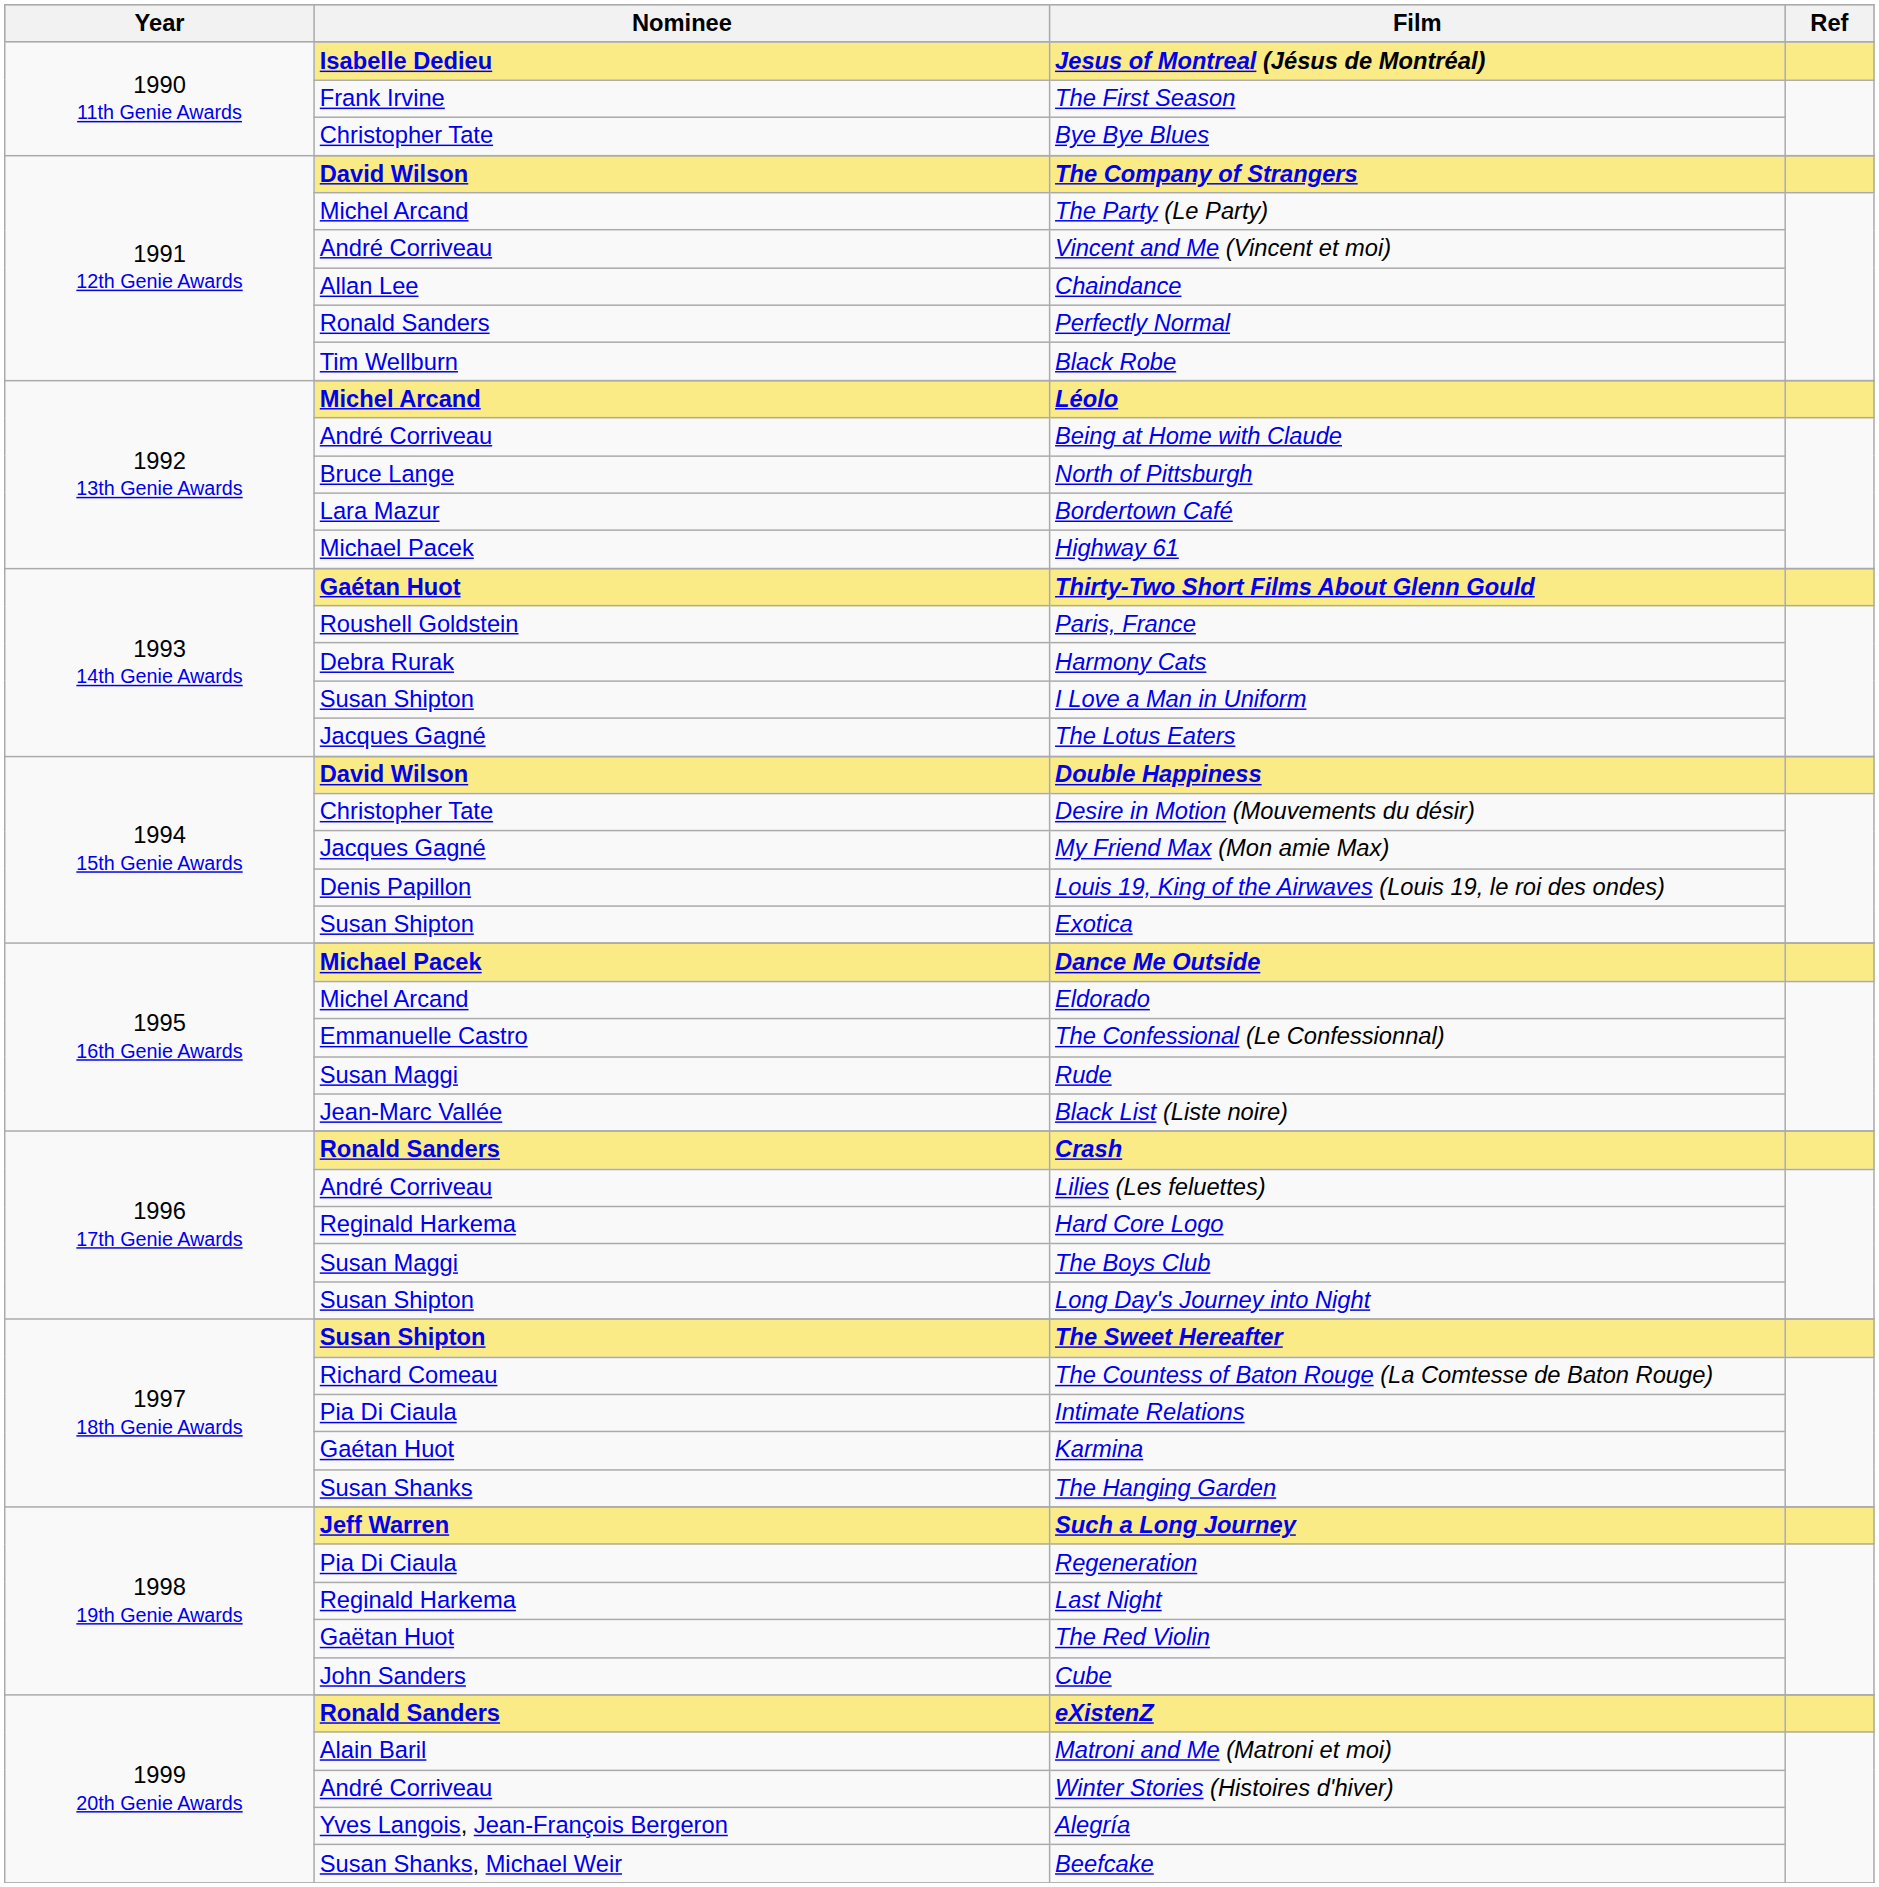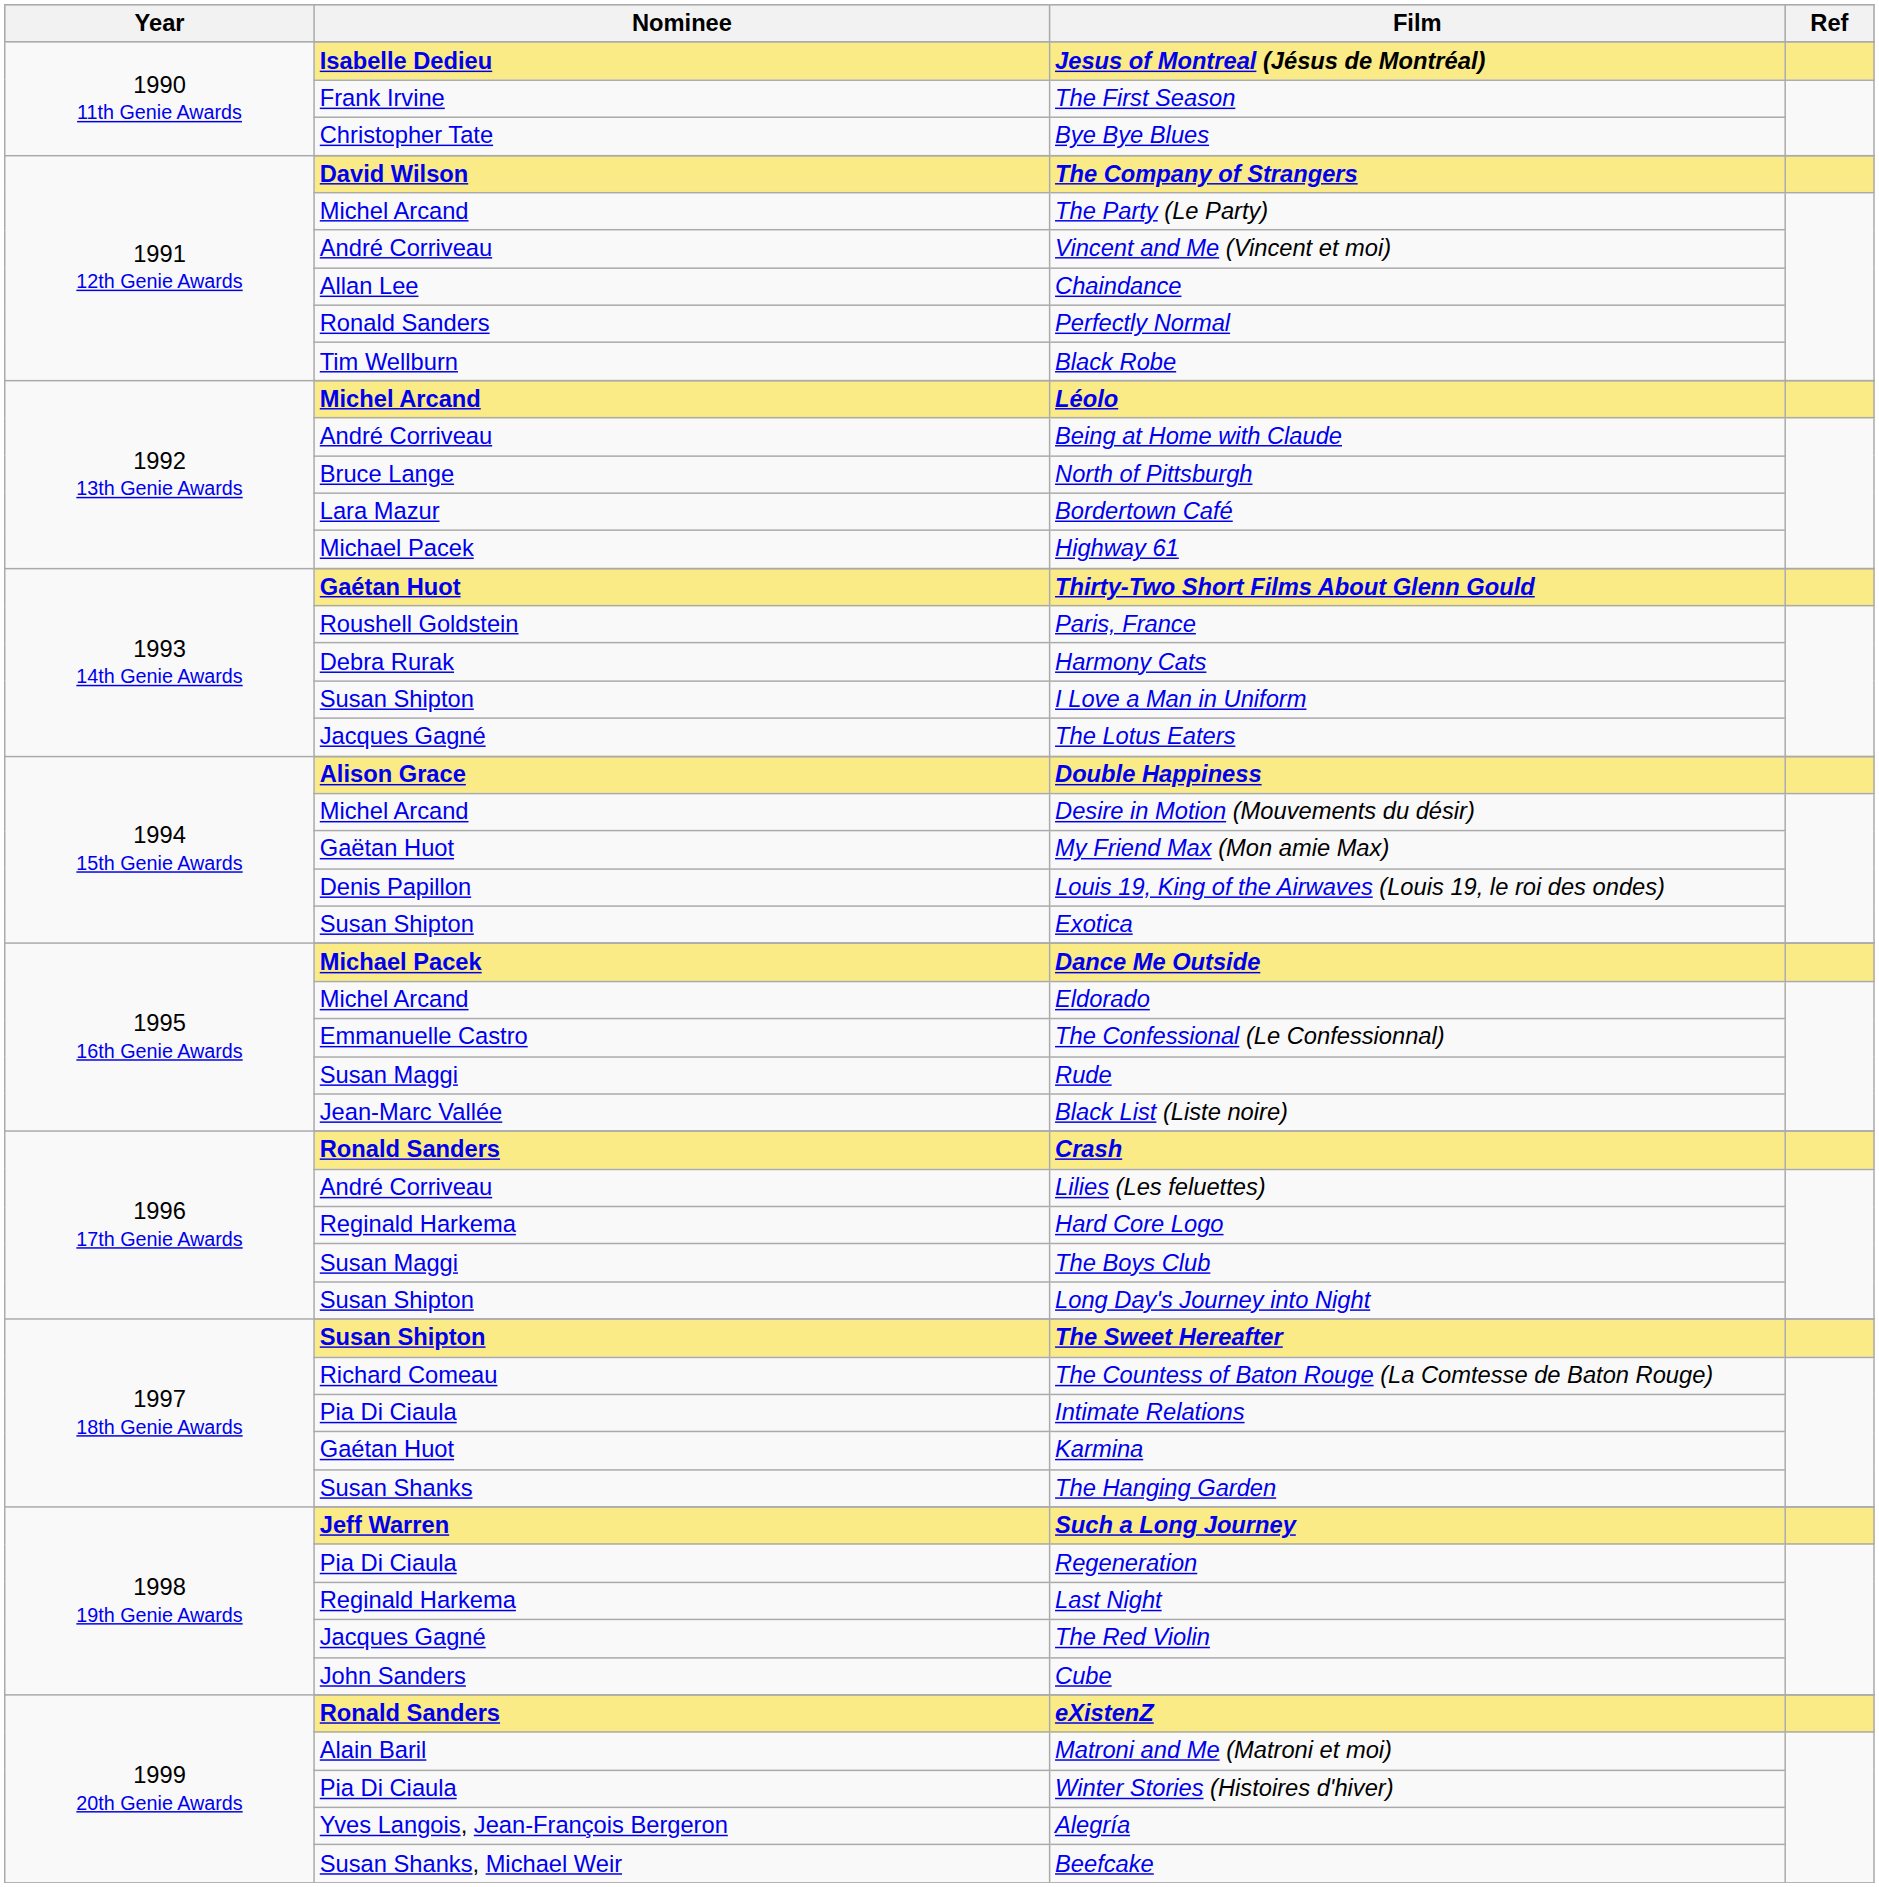(394, 774) David Wilson -> (393, 774) Alison Grace
(406, 811) Christopher Tate -> (394, 811) Michel Arcand
(403, 849) Jacques Gagné -> (387, 849) Gaëtan Huot
(387, 1638) Gaëtan Huot -> (403, 1638) Jacques Gagné
(406, 1788) André Corriveau -> (388, 1788) Pia Di Ciaula
